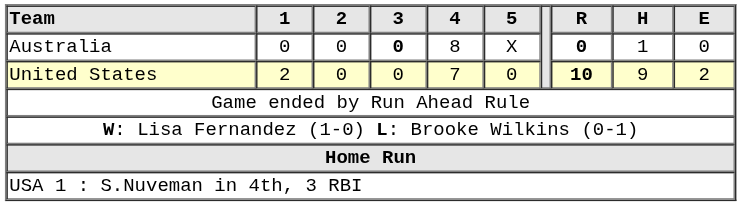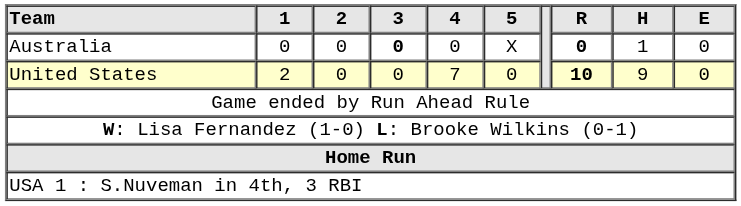(455, 47) 8 -> (455, 47) 0
(704, 75) 2 -> (704, 75) 0
